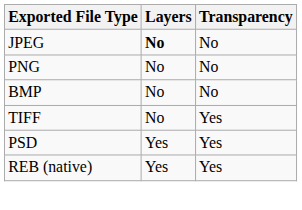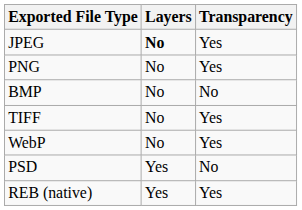(209, 42) No -> (211, 42) Yes
(209, 67) No -> (211, 67) Yes
+ row: (27, 142)
(211, 142) Yes -> (209, 167) No
